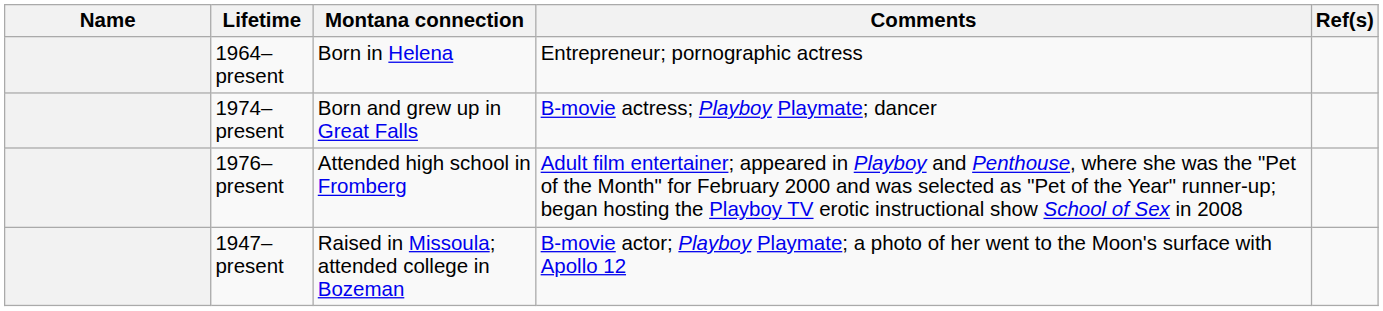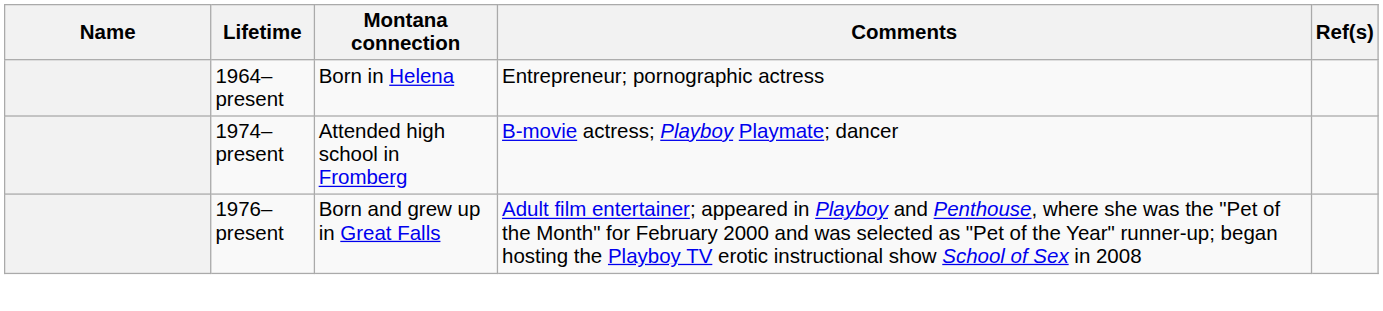(409, 120) Born and grew up in Great Falls -> (382, 154) Attended high school in Fromberg
(424, 175) Attended high school in Fromberg -> (400, 221) Born and grew up in Great Falls
- row: (250, 254)
